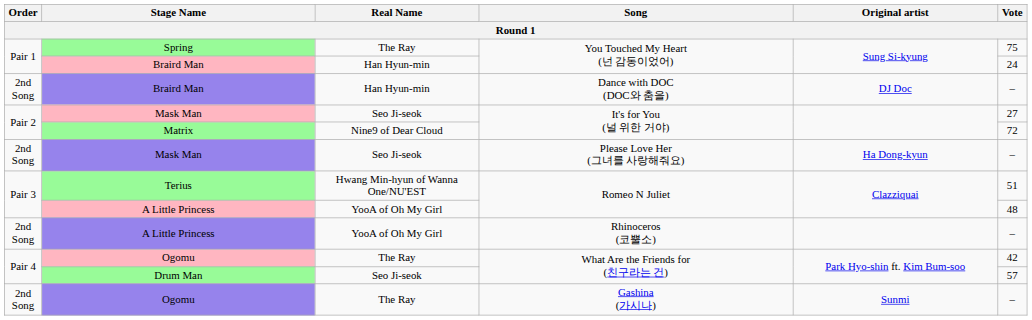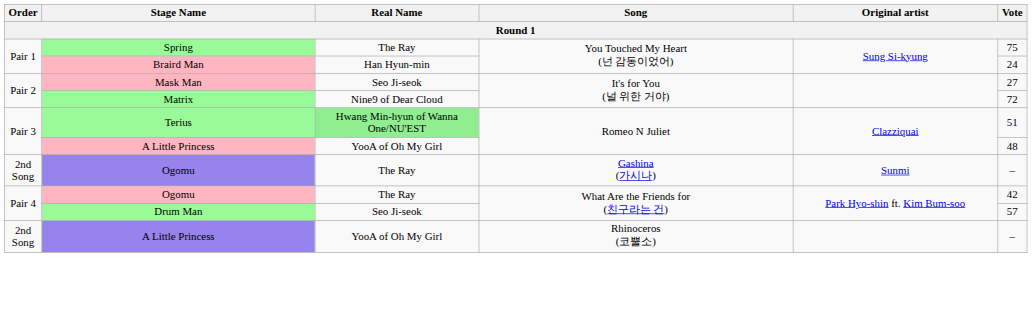- row: (178, 89)
- row: (178, 155)
(397, 185) no background -> (397, 122) lightgreen background
rows swapped: (178, 233) <-> (178, 299)
